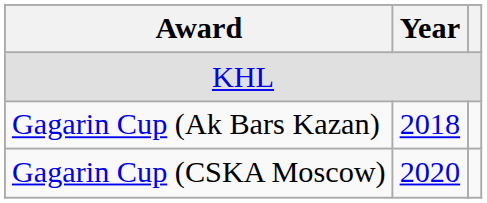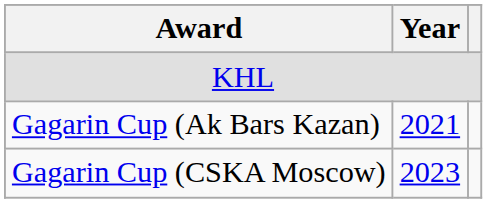(430, 124) 2018 -> (430, 124) 2021
(430, 172) 2020 -> (430, 172) 2023
